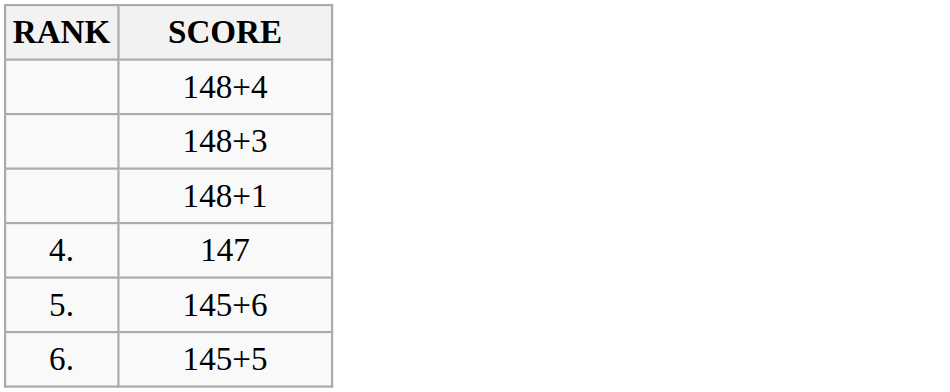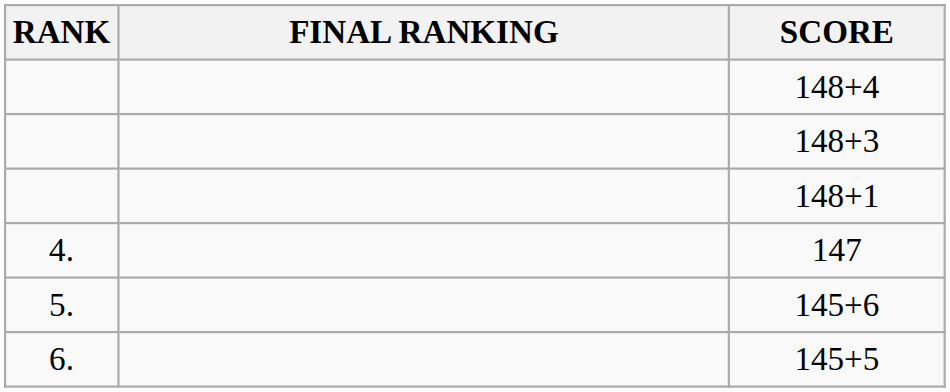+ column: (424, 32)
